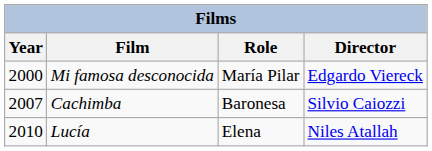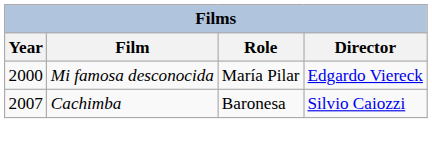- row: (70, 132)
